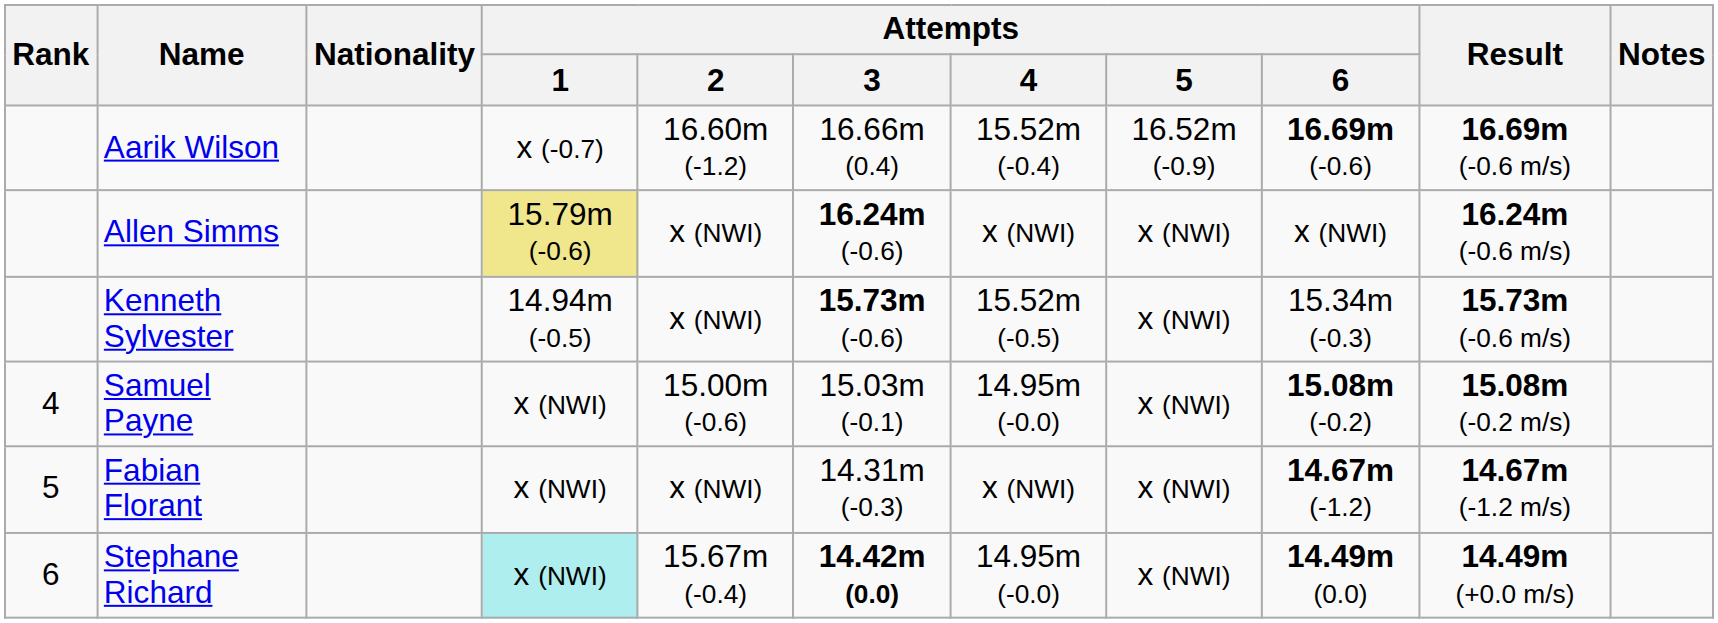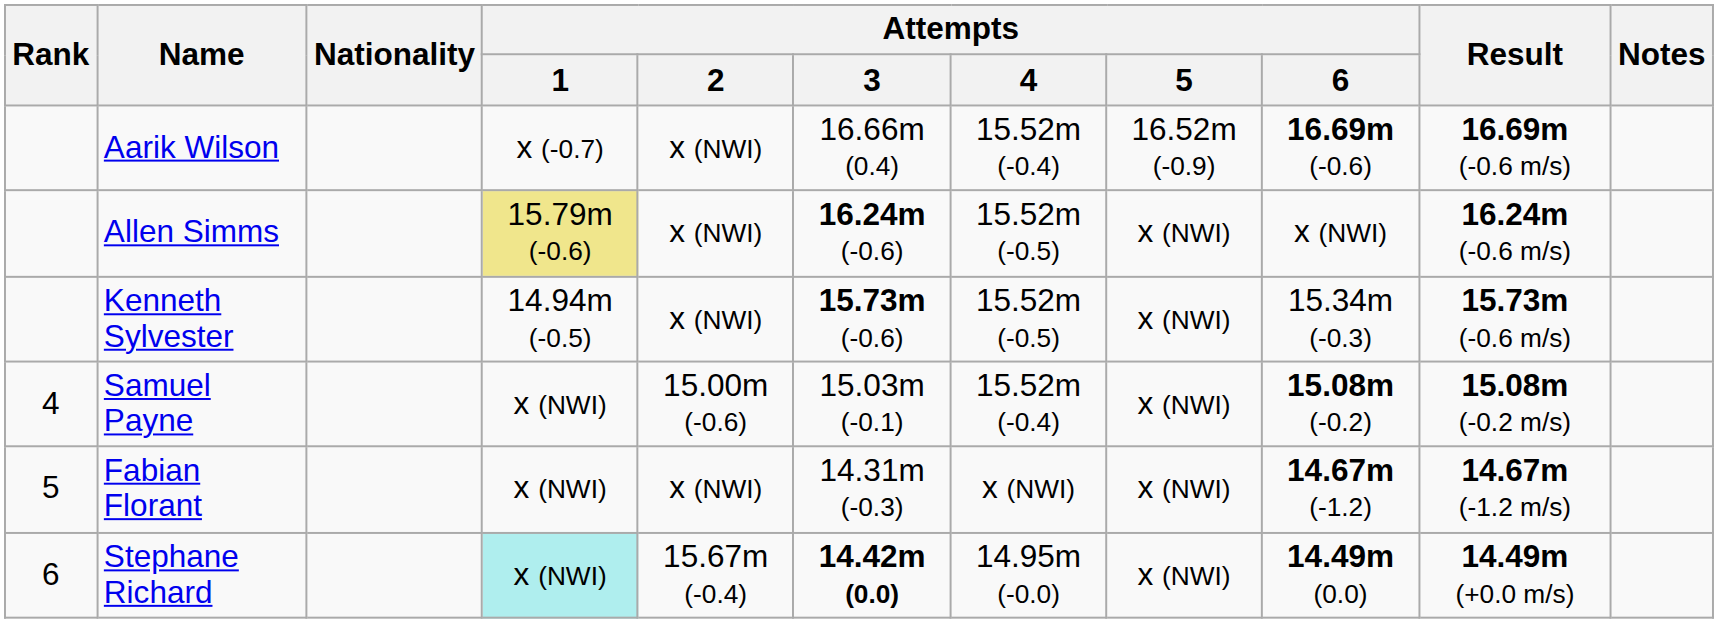(716, 147) 16.60m (-1.2) -> (716, 147) x (NWI)
(1029, 232) x (NWI) -> (1029, 232) 15.52m (-0.5)
(1029, 403) 14.95m (-0.0) -> (1029, 403) 15.52m (-0.4)
